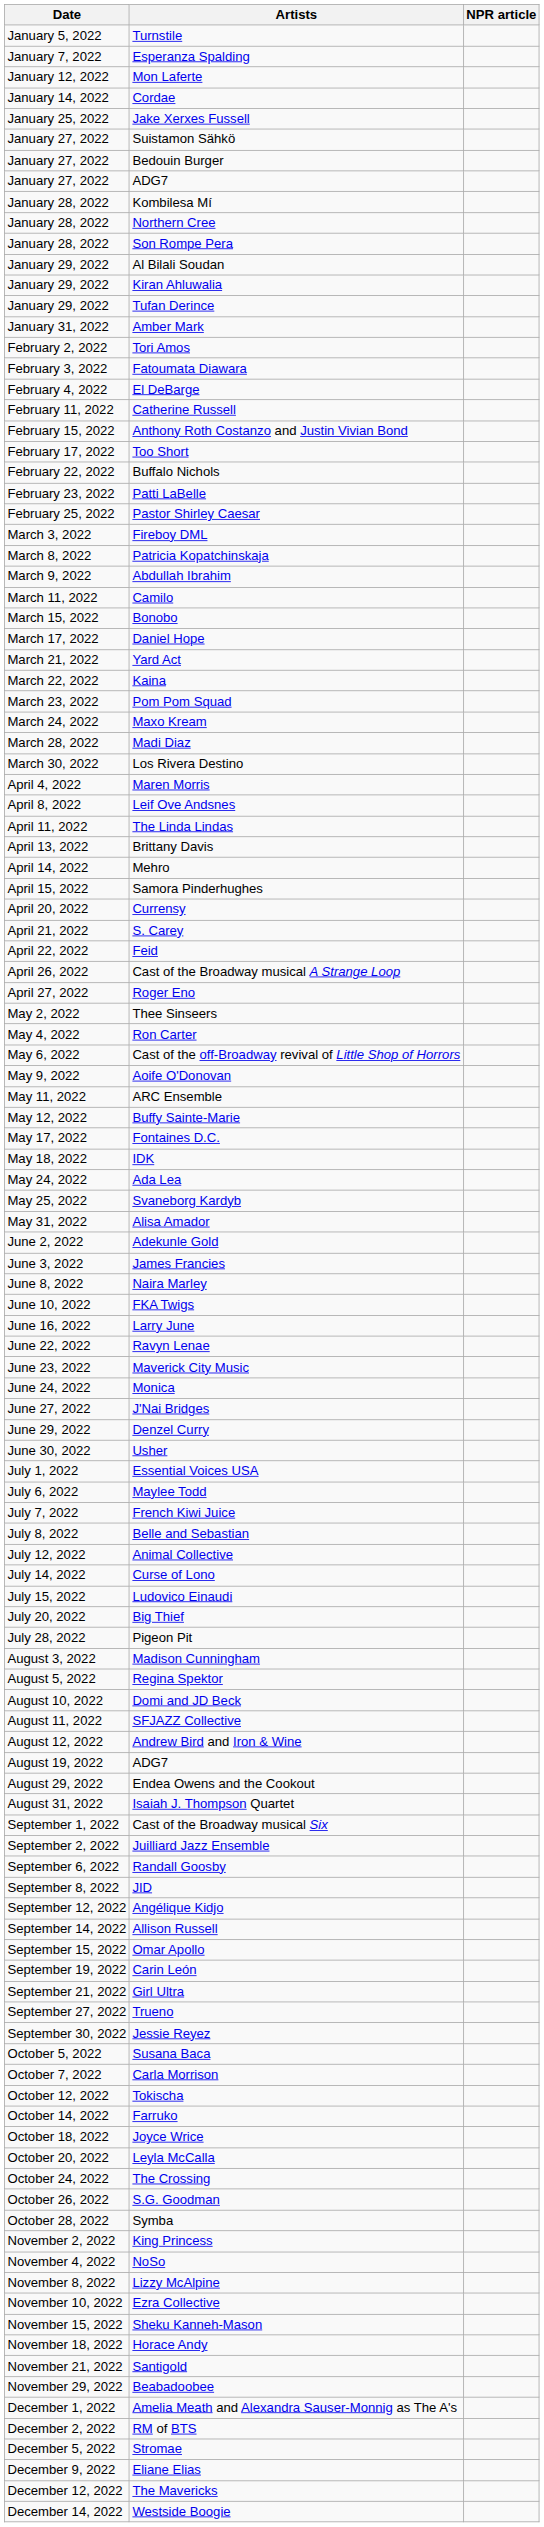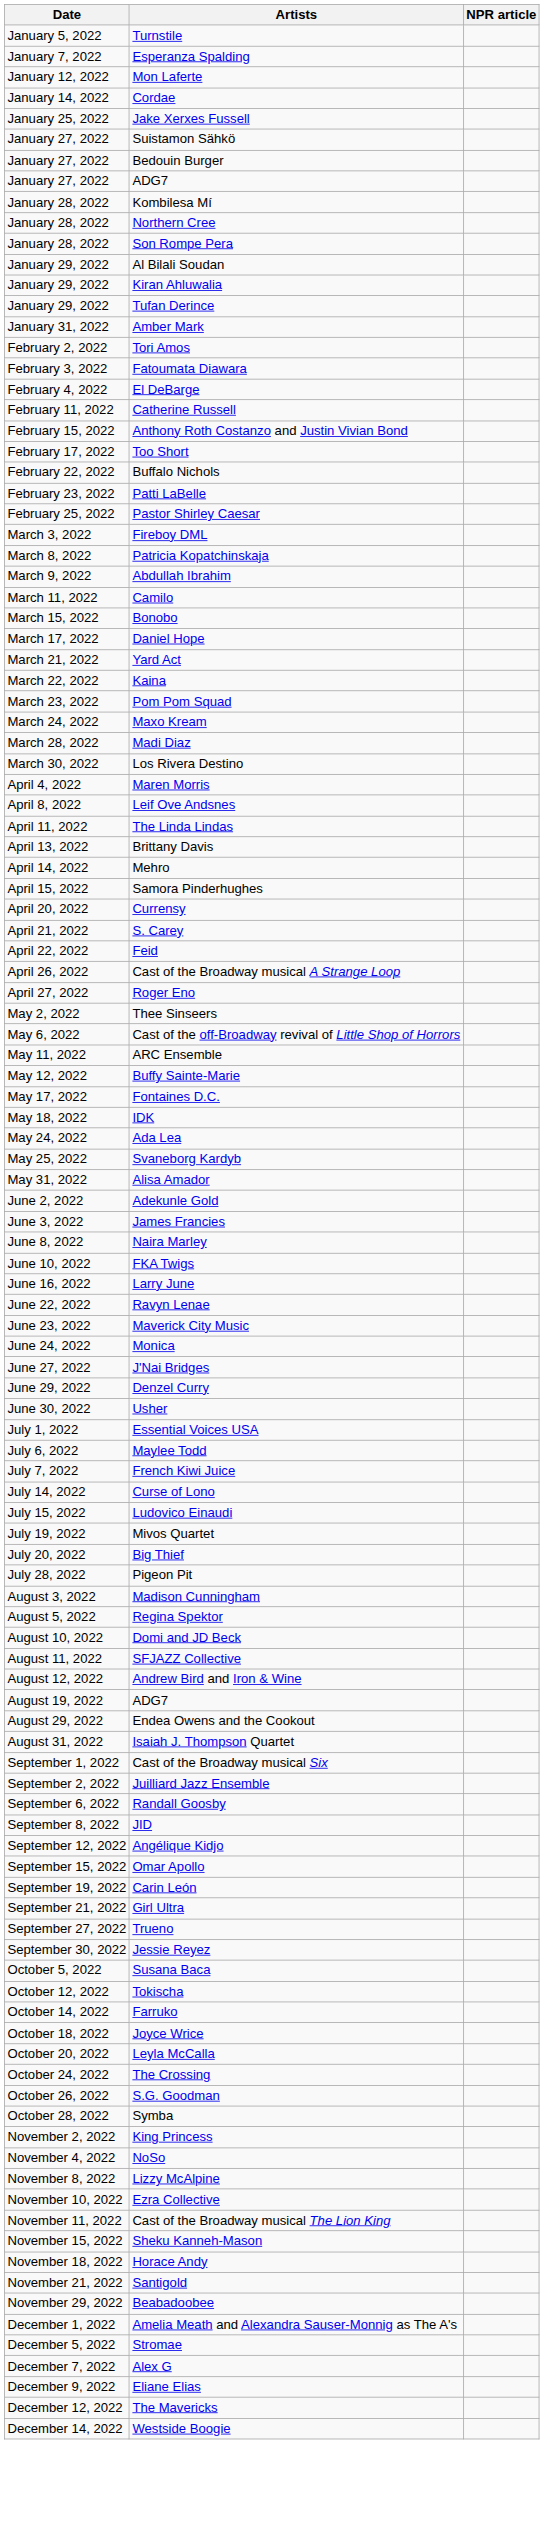- row: (44, 1034)
- row: (44, 1076)
- row: (43, 1533)
- row: (46, 1554)
+ row: (46, 1533)
- row: (67, 1929)
- row: (54, 2074)
+ row: (65, 2220)
- row: (61, 2428)
+ row: (61, 2366)
